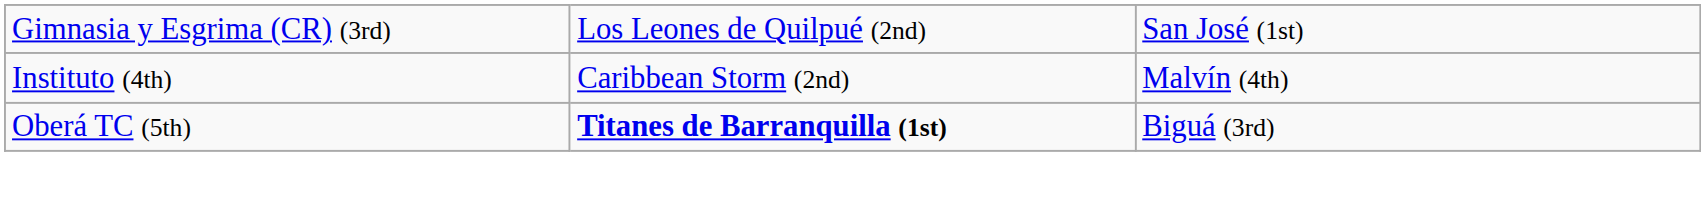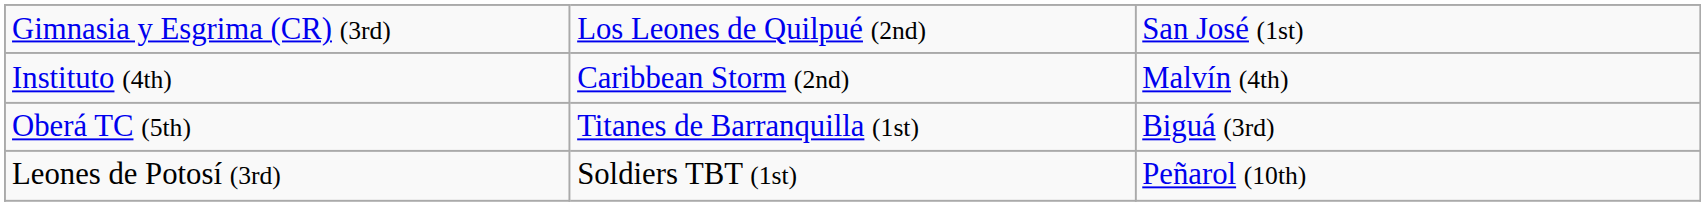(762, 126) bold -> (748, 126) normal
+ row: (146, 175)
